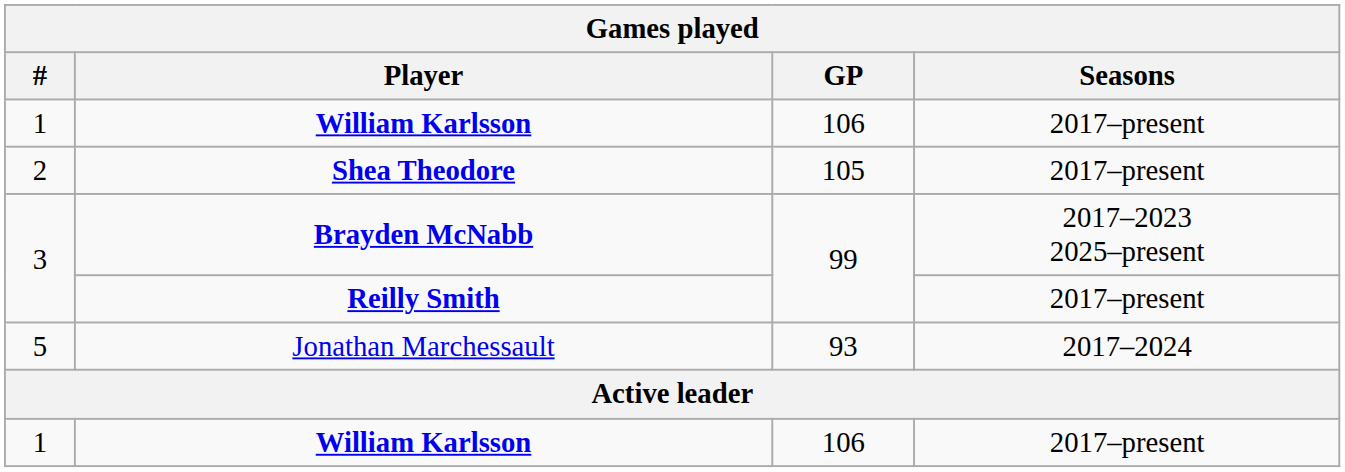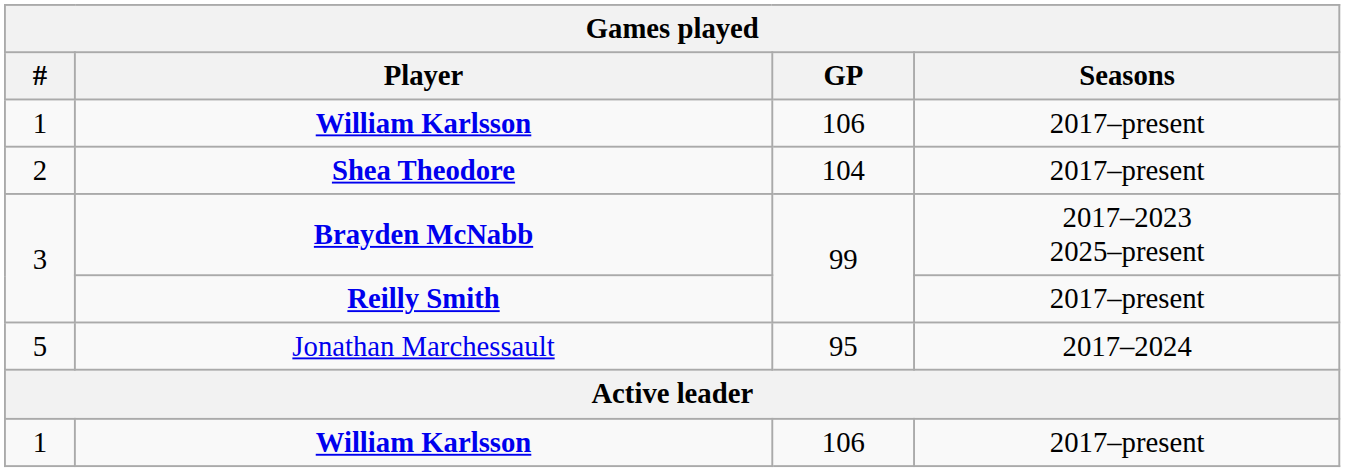(843, 170) 105 -> (843, 170) 104
(843, 346) 93 -> (843, 346) 95
